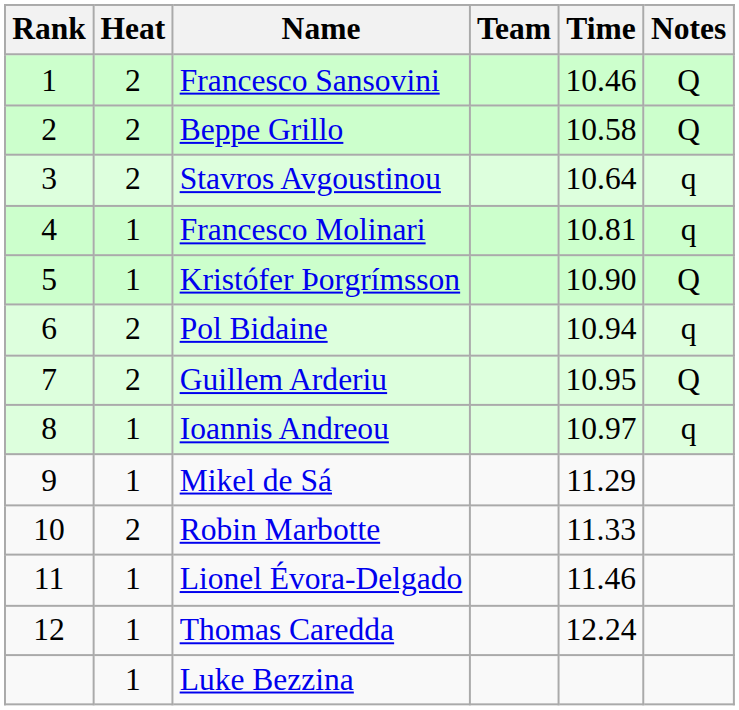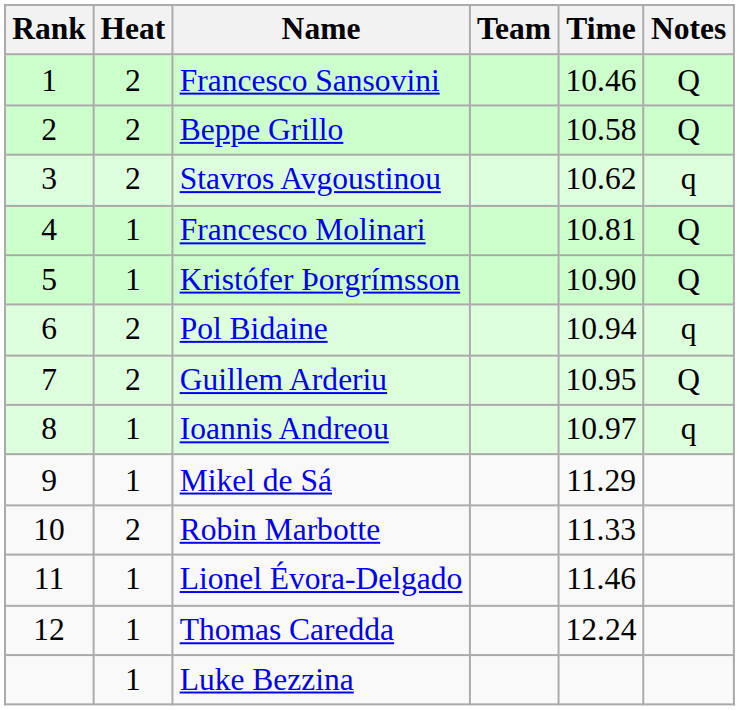(601, 179) 10.64 -> (601, 179) 10.62
(689, 229) q -> (689, 229) Q
